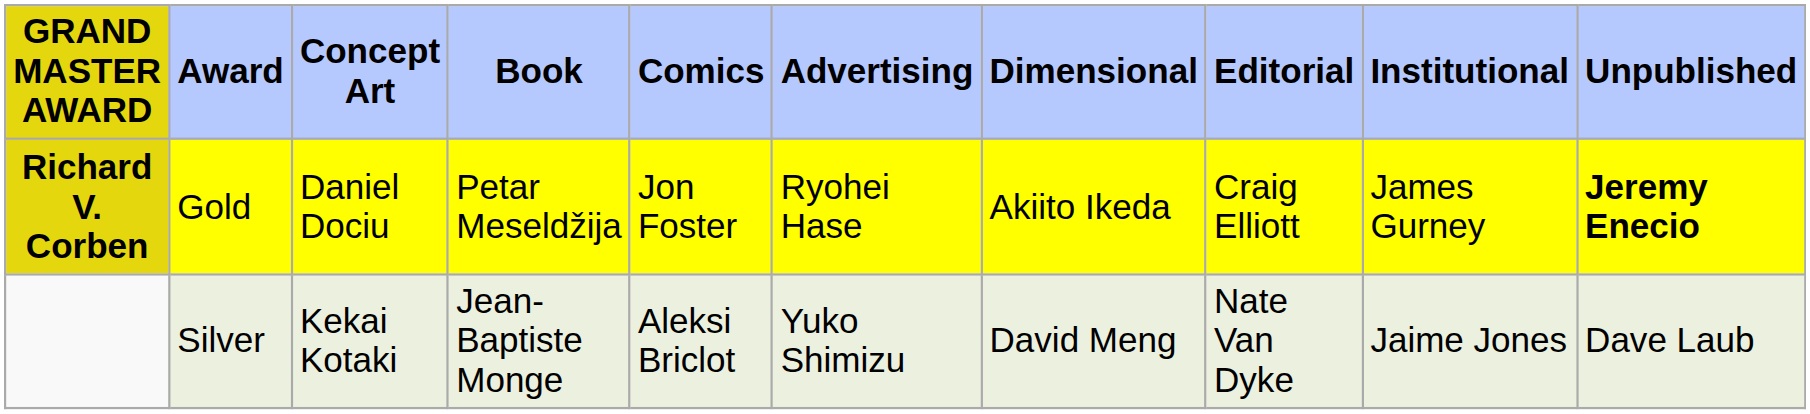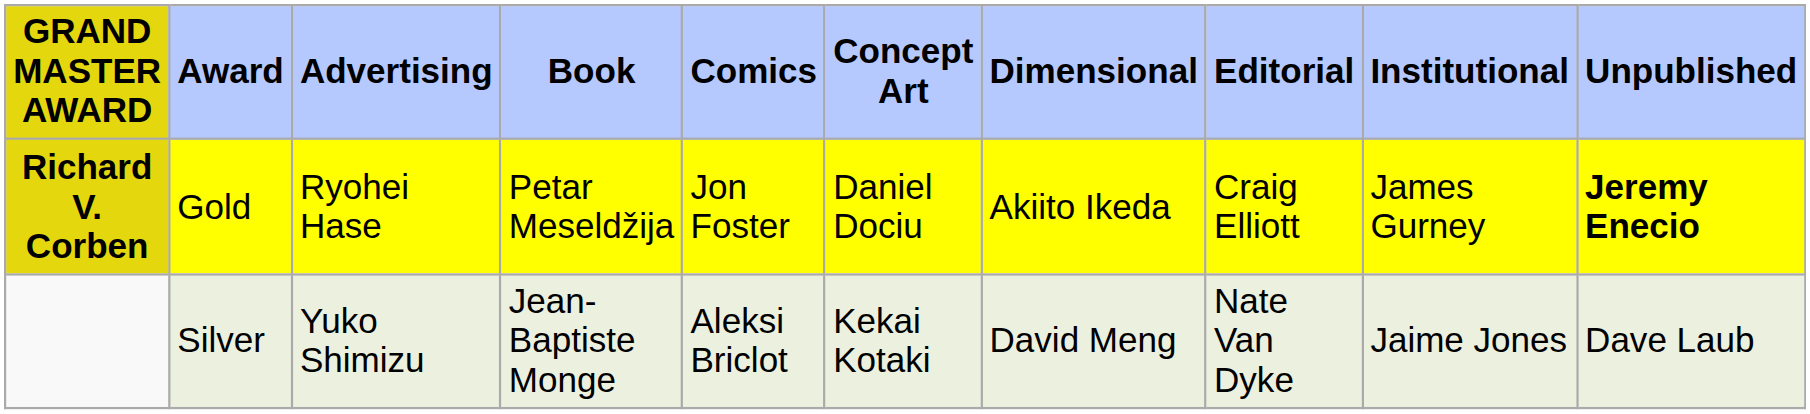columns swapped: (877, 71) <-> (370, 71)
